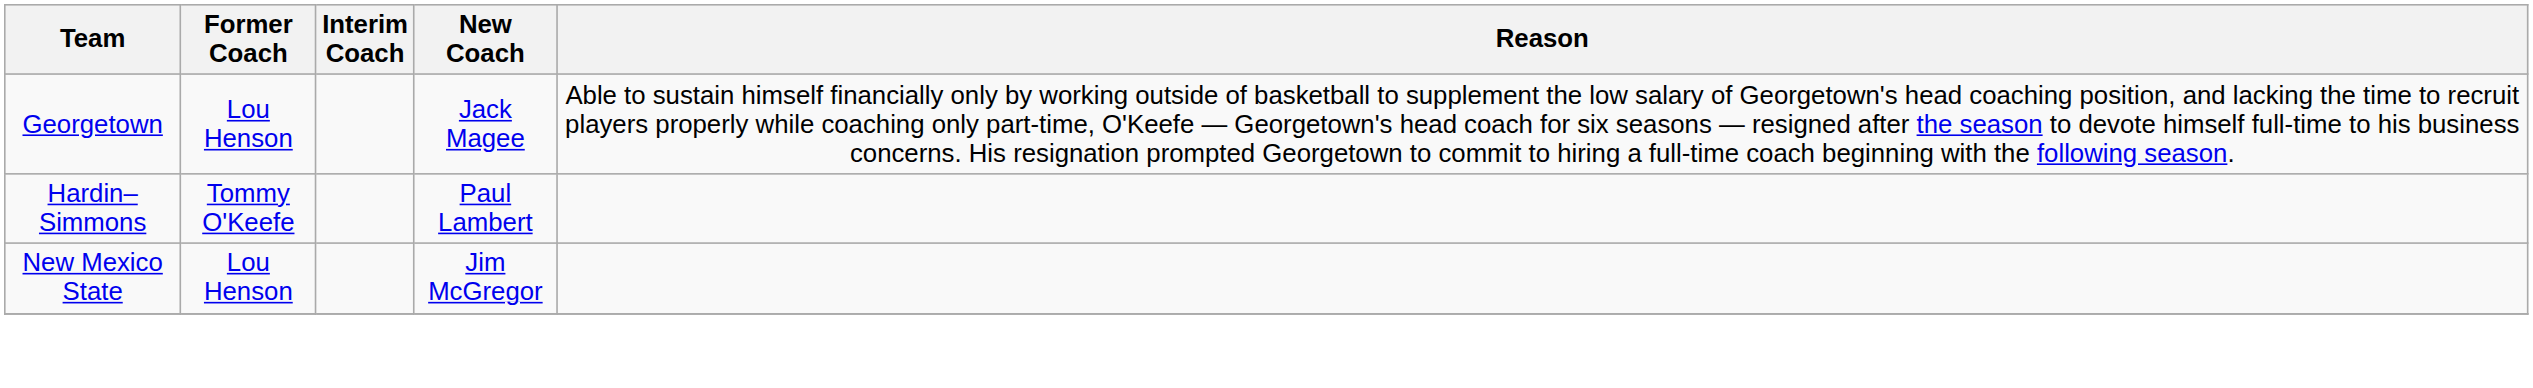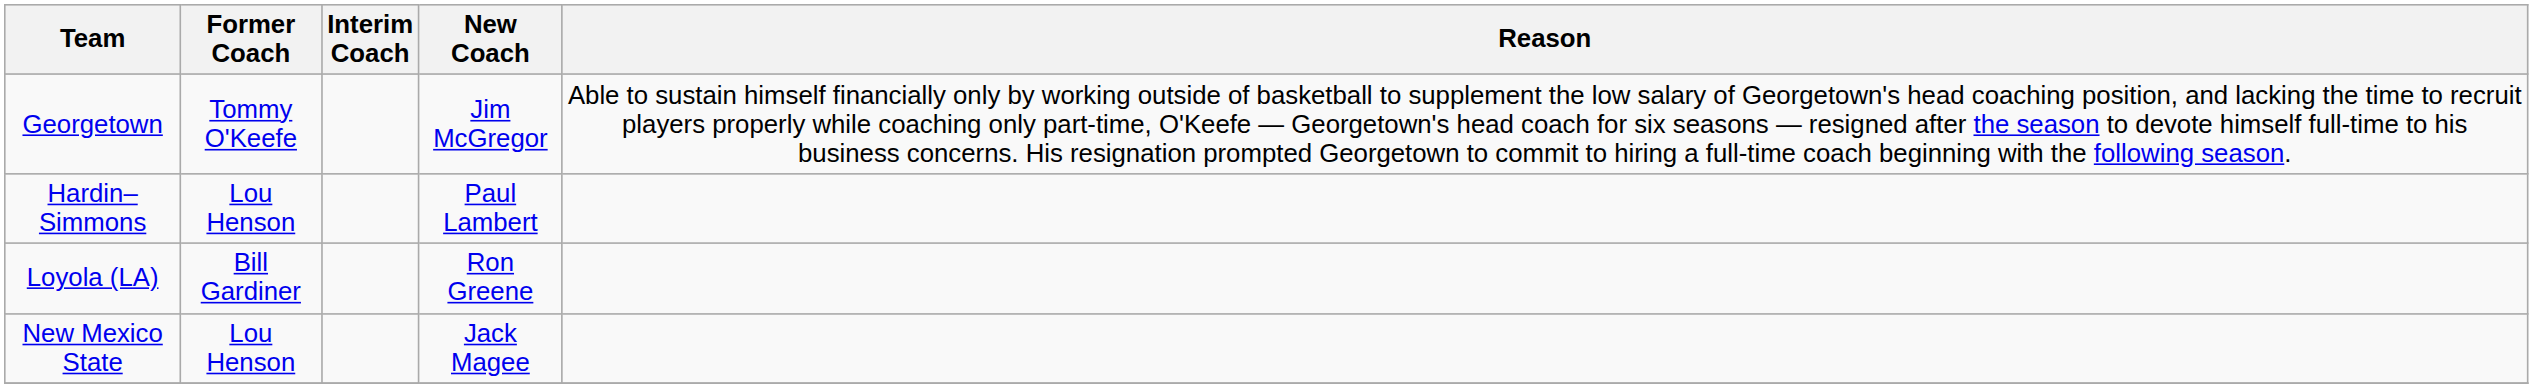(248, 123) Lou Henson -> (251, 123) Tommy O'Keefe
(485, 123) Jack Magee -> (490, 123) Jim McGregor
(248, 208) Tommy O'Keefe -> (251, 208) Lou Henson
+ row: (93, 277)
(485, 277) Jim McGregor -> (490, 347) Jack Magee
